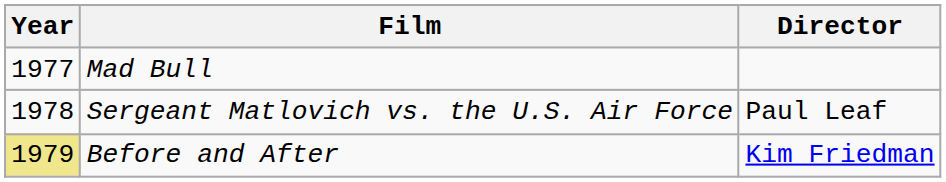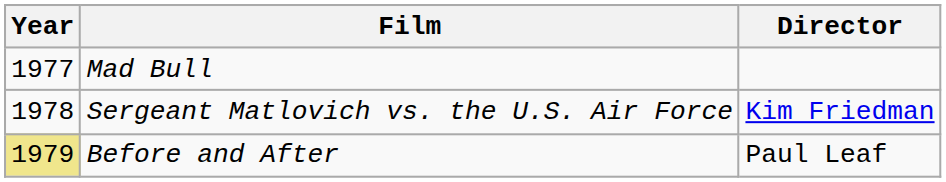(816, 112) Paul Leaf -> (840, 112) Kim Friedman
(840, 155) Kim Friedman -> (816, 155) Paul Leaf
